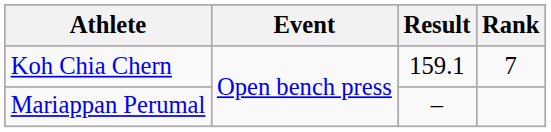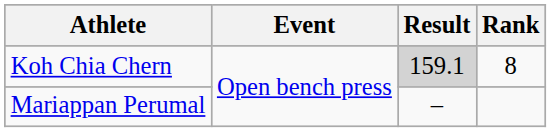(437, 65) no background -> (437, 65) lightgrey background
(511, 65) 7 -> (511, 65) 8
